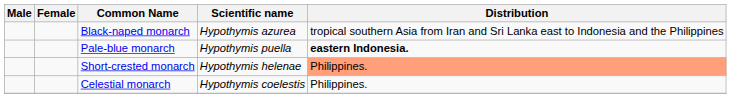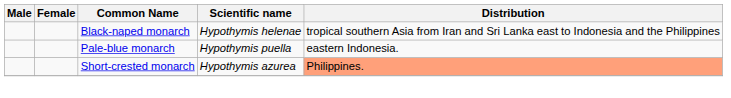(248, 31) Hypothymis azurea -> (251, 31) Hypothymis helenae
(359, 48) bold -> (353, 48) normal
(251, 66) Hypothymis helenae -> (248, 66) Hypothymis azurea
- row: (126, 84)
